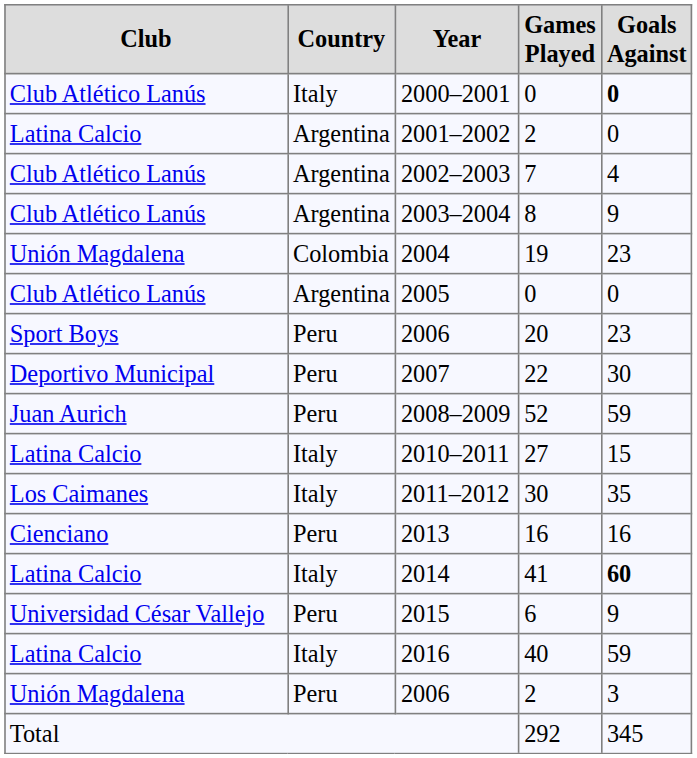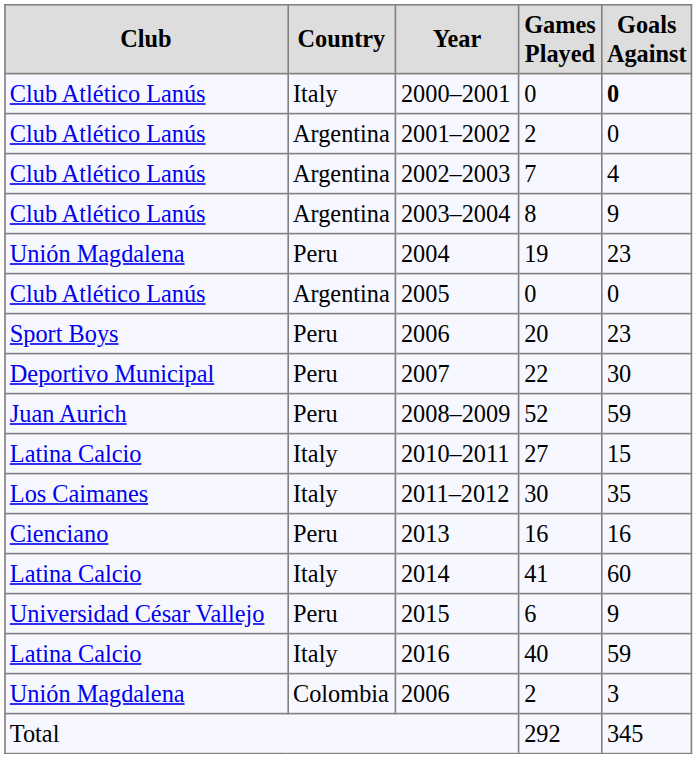(76, 133) Latina Calcio -> (108, 133) Club Atlético Lanús
(341, 253) Colombia -> (315, 253) Peru
(619, 573) bold -> (619, 573) normal
(315, 693) Peru -> (341, 693) Colombia
